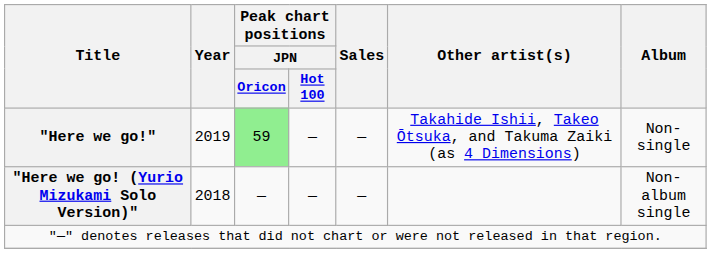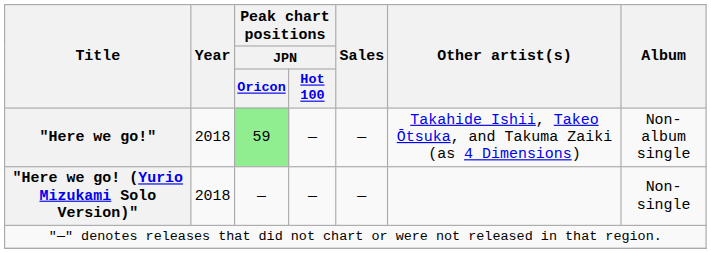(213, 137) 2019 -> (213, 137) 2018
(664, 137) Non-single -> (664, 137) Non-album single
(664, 196) Non-album single -> (664, 196) Non-single
